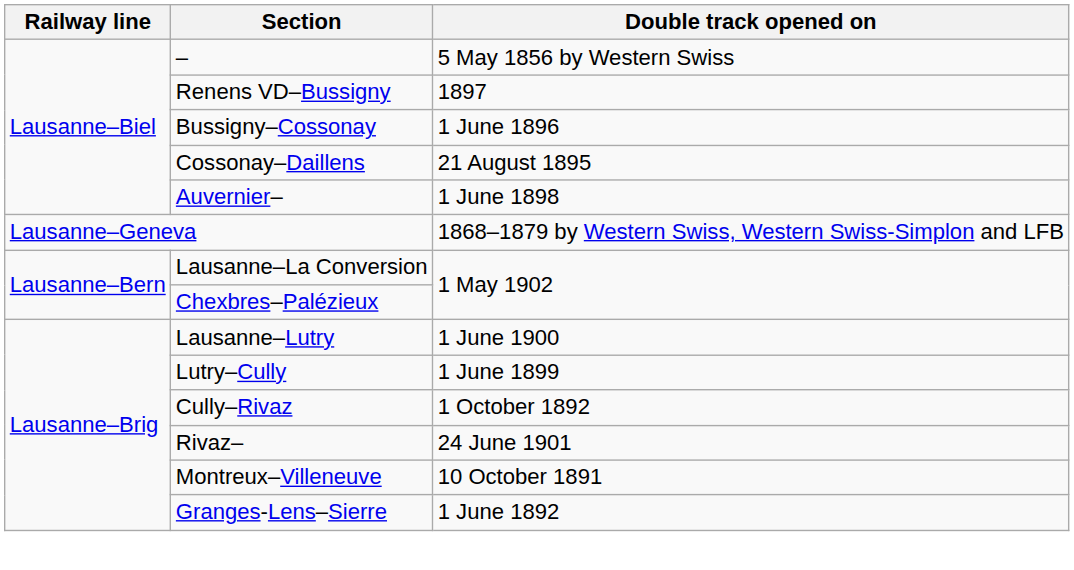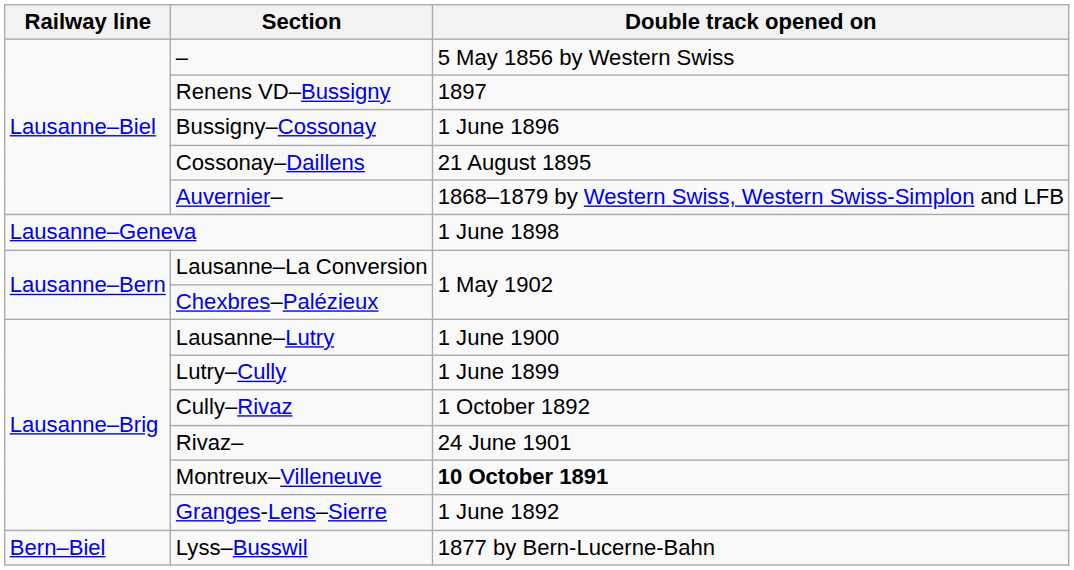(498, 197) 1 June 1898 -> (751, 197) 1868–1879 by Western Swiss, Western Swiss-Simplon and LFB
(751, 232) 1868–1879 by Western Swiss, Western Swiss-Simplon and LFB -> (498, 232) 1 June 1898
(520, 477) normal -> (523, 477) bold
+ row: (242, 547)
